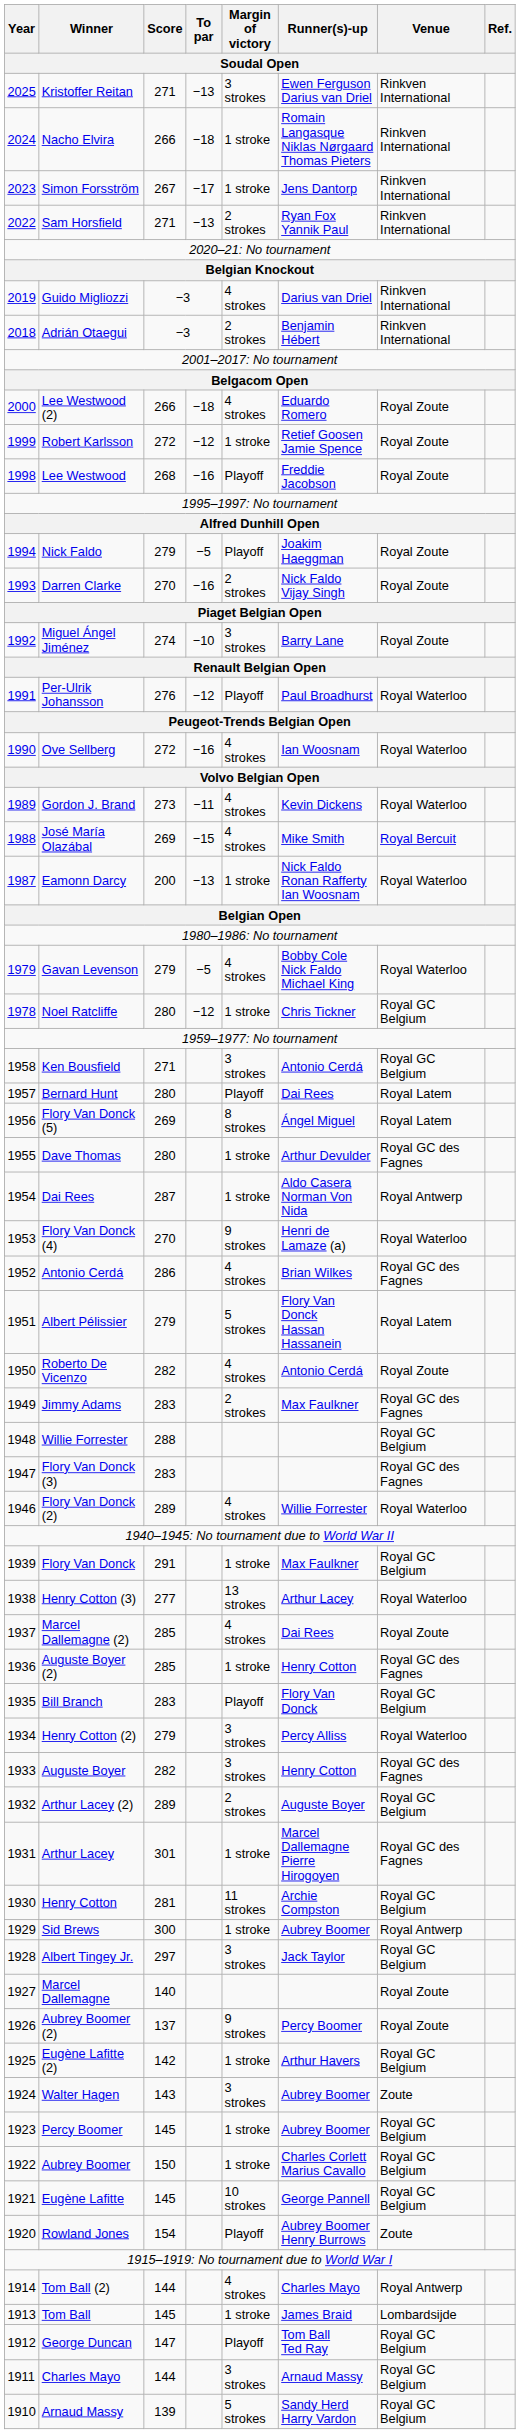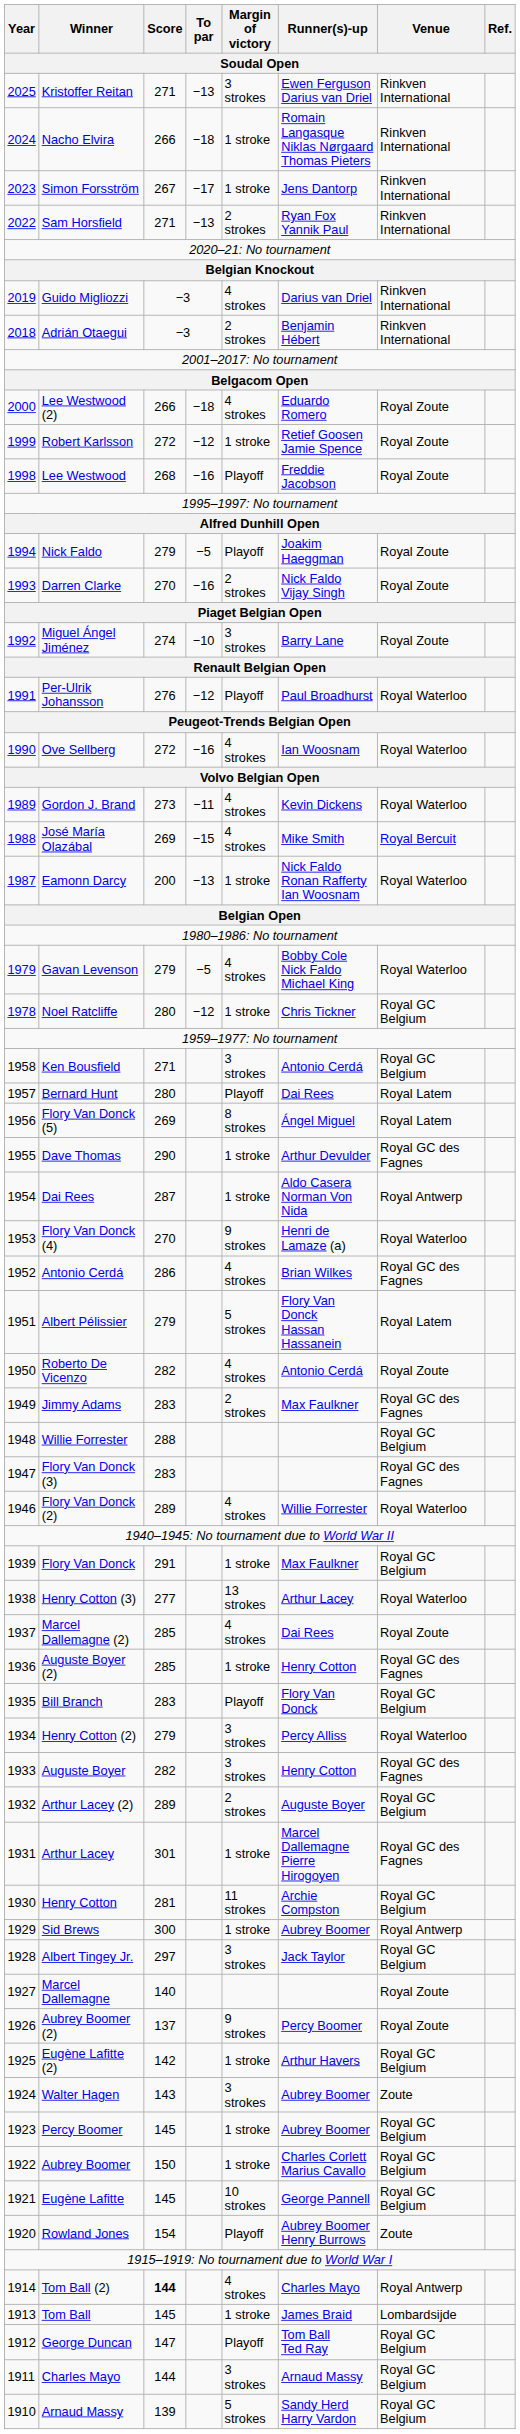(165, 1155) 280 -> (165, 1155) 290
(165, 2288) normal -> (165, 2288) bold
